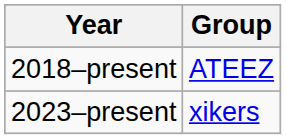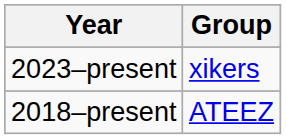rows swapped: (94, 68) <-> (94, 111)
